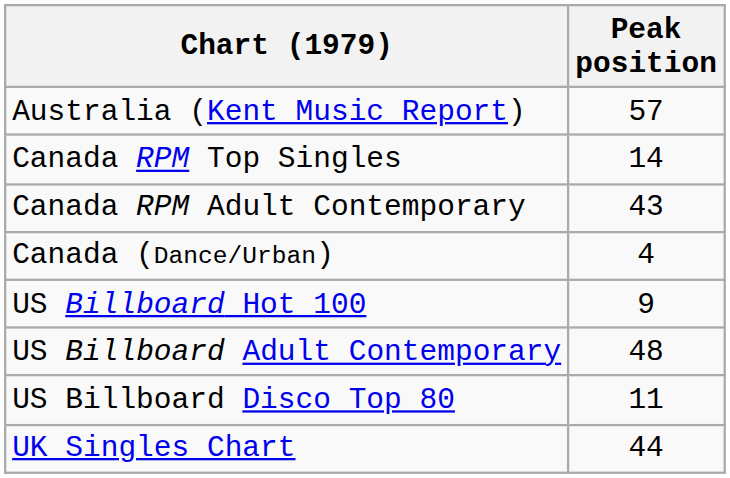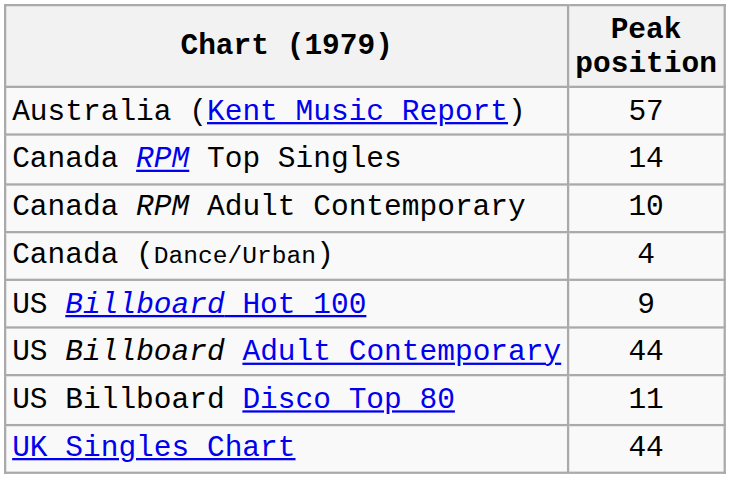(646, 208) 43 -> (646, 208) 10
(646, 352) 48 -> (646, 352) 44
